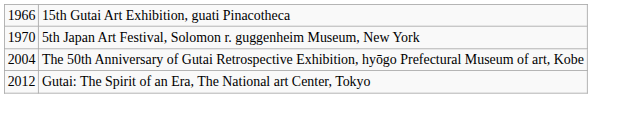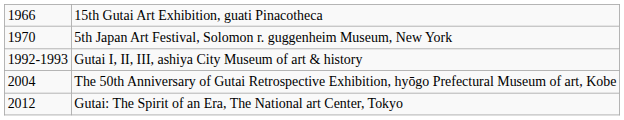+ row: (218, 59)
